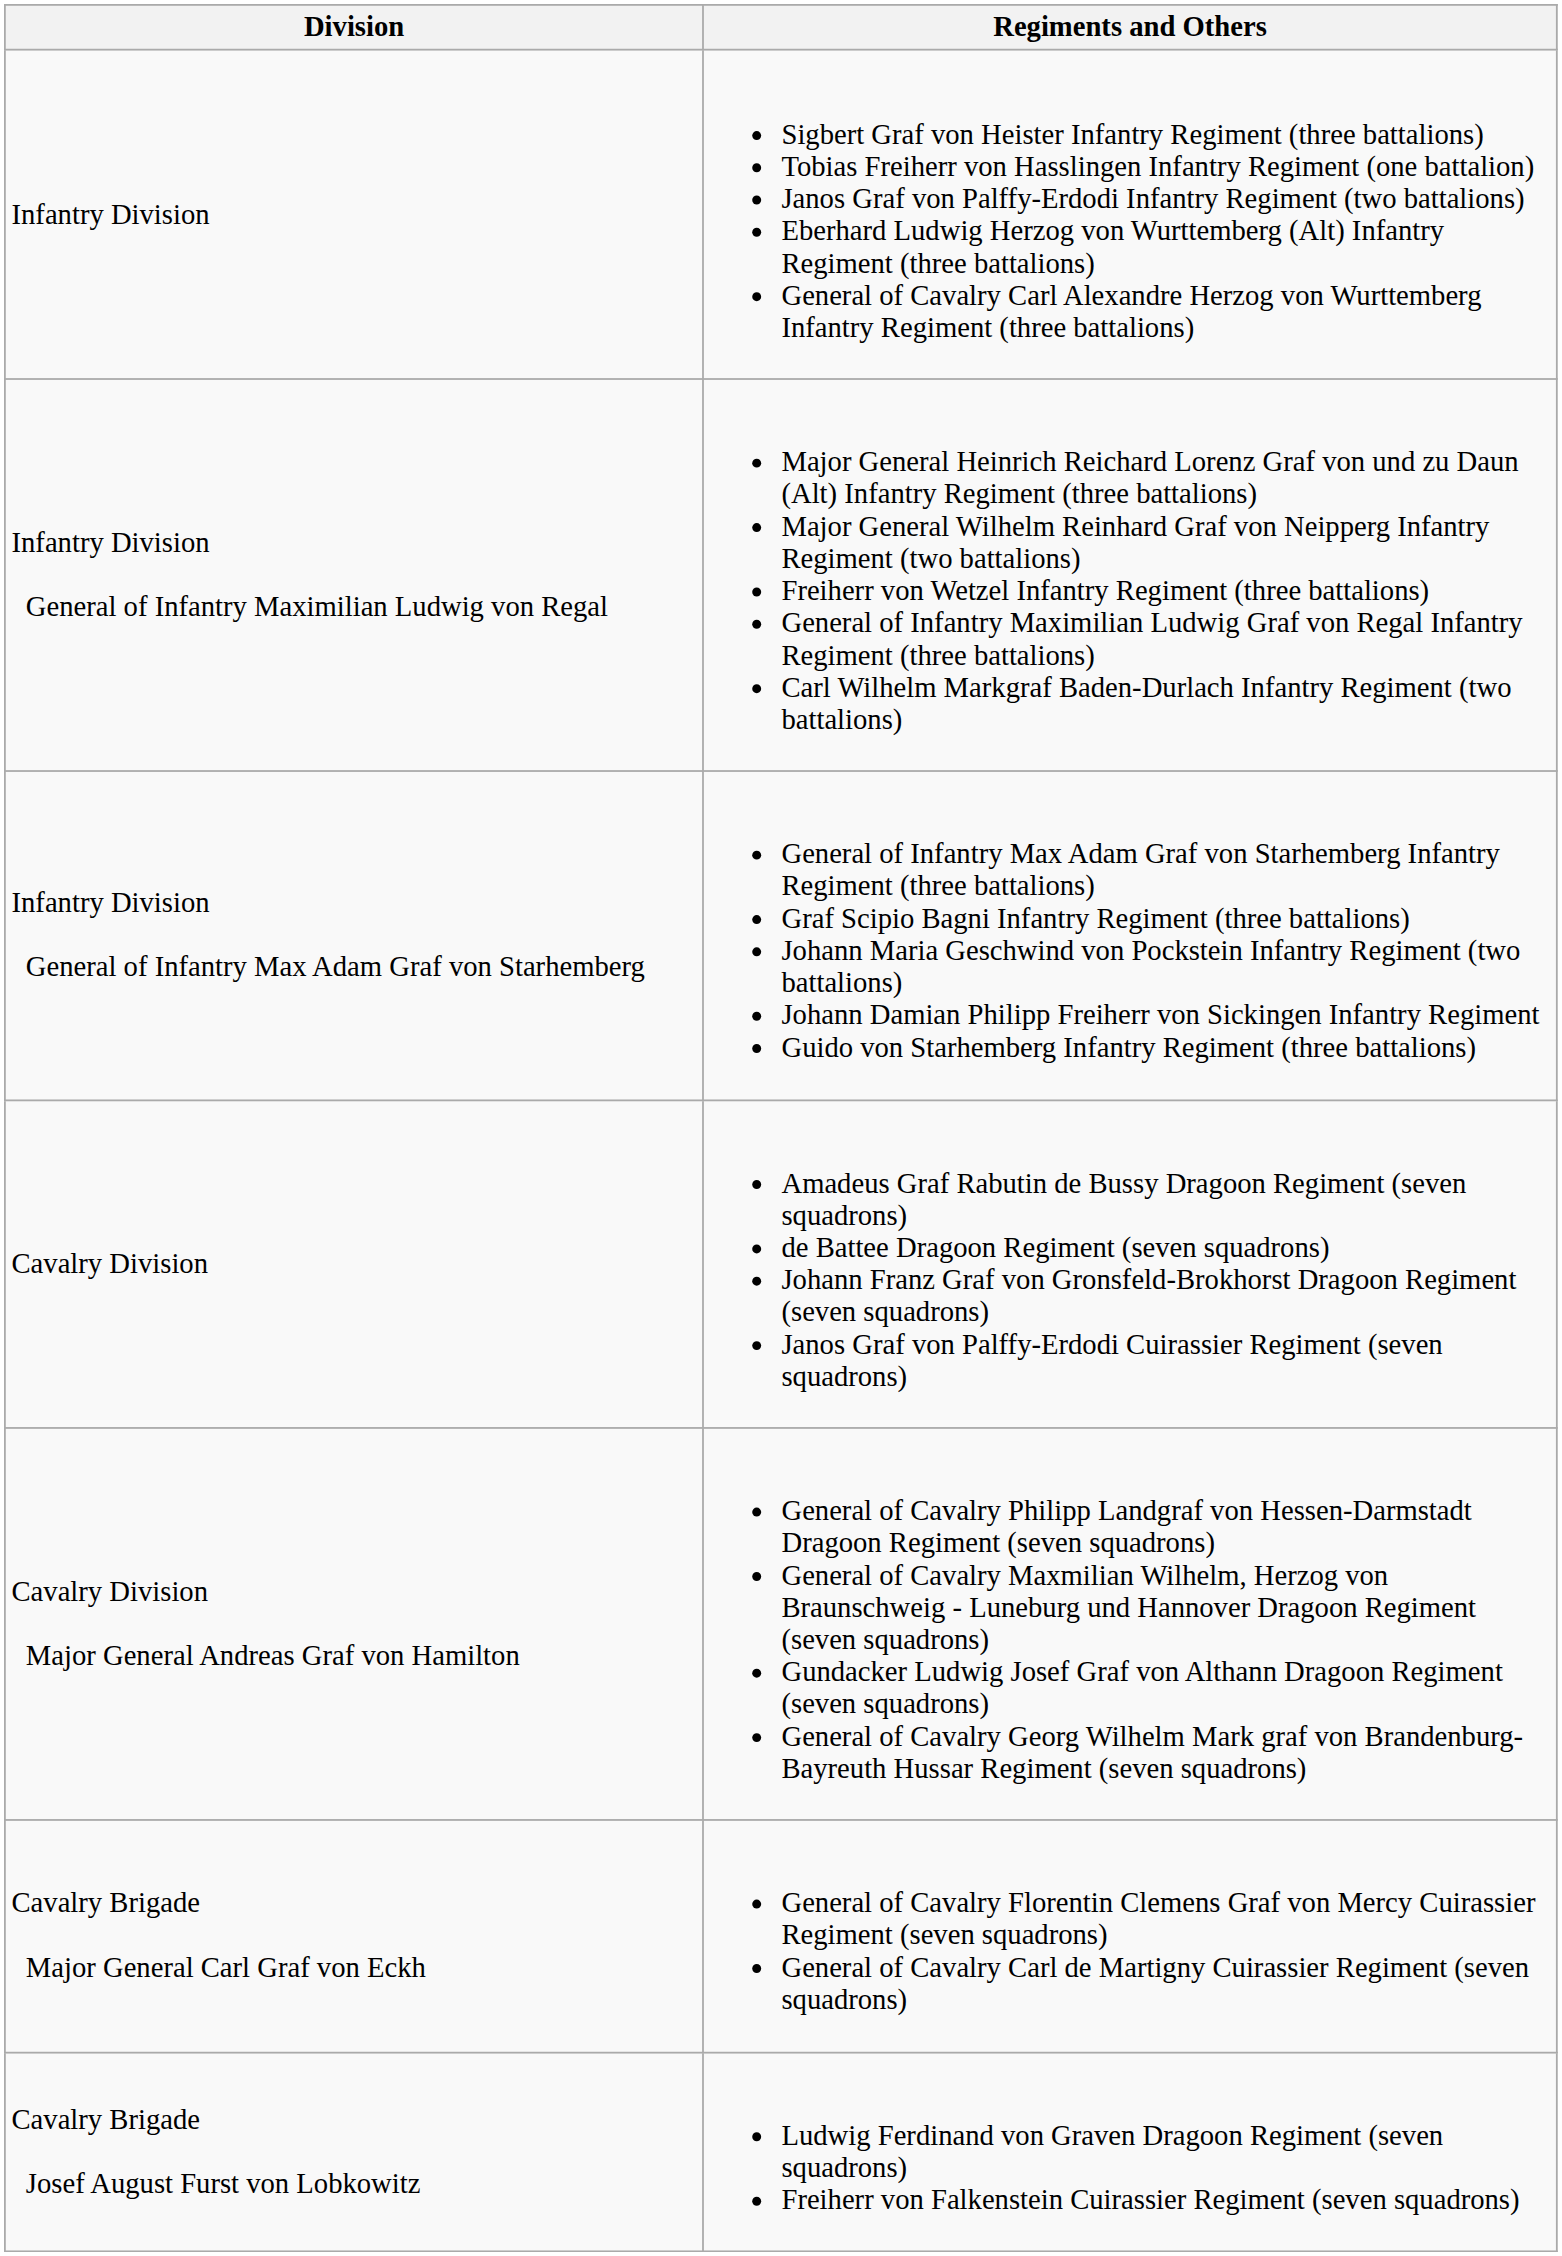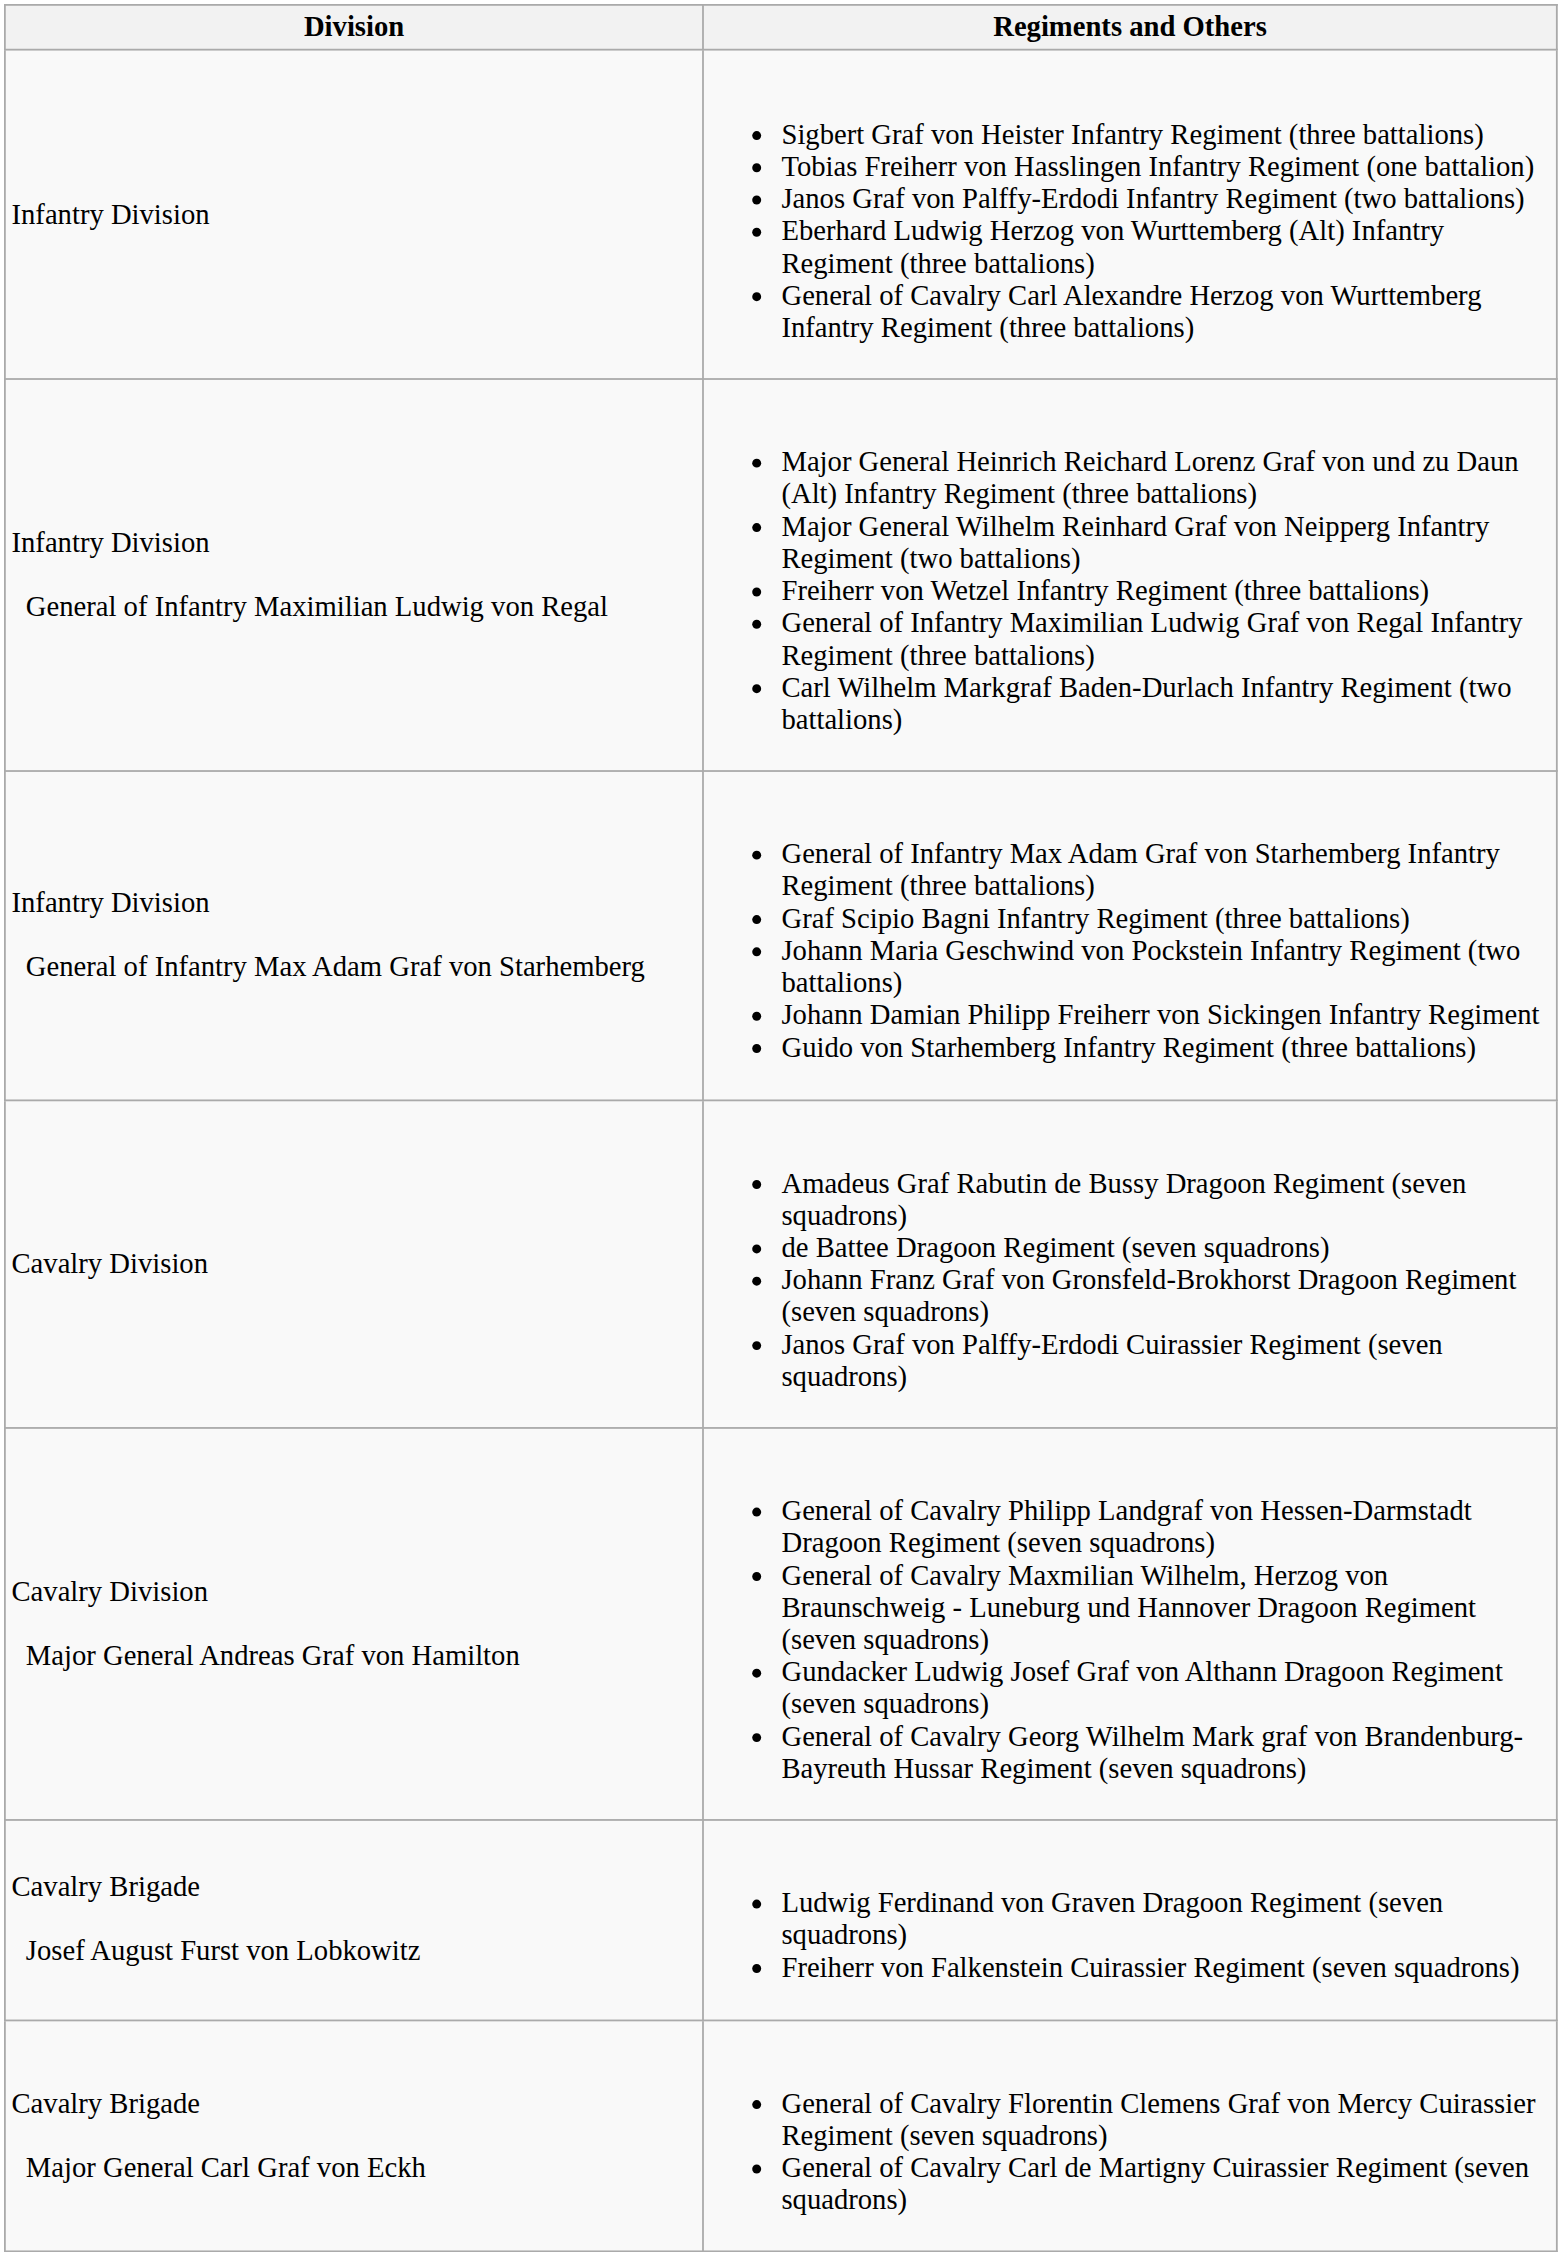rows swapped: (219, 1935) <-> (216, 2151)
